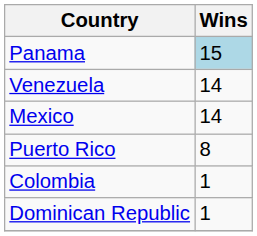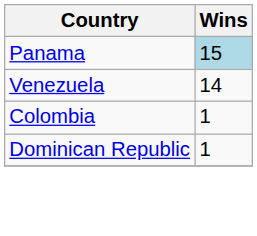- row: (42, 117)
- row: (62, 149)
